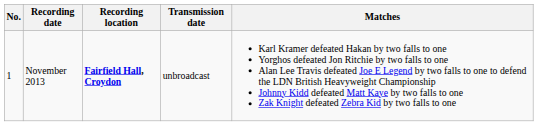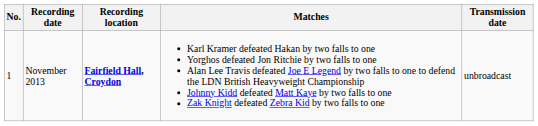columns swapped: (196, 17) <-> (382, 17)
